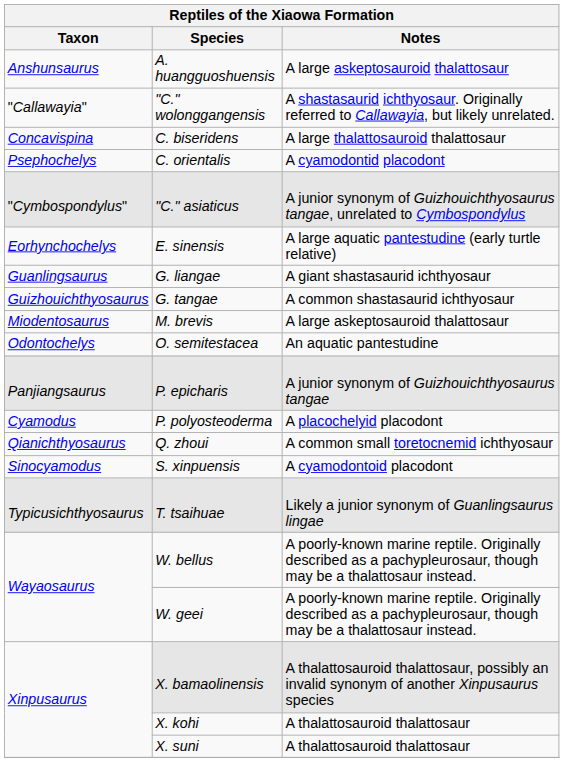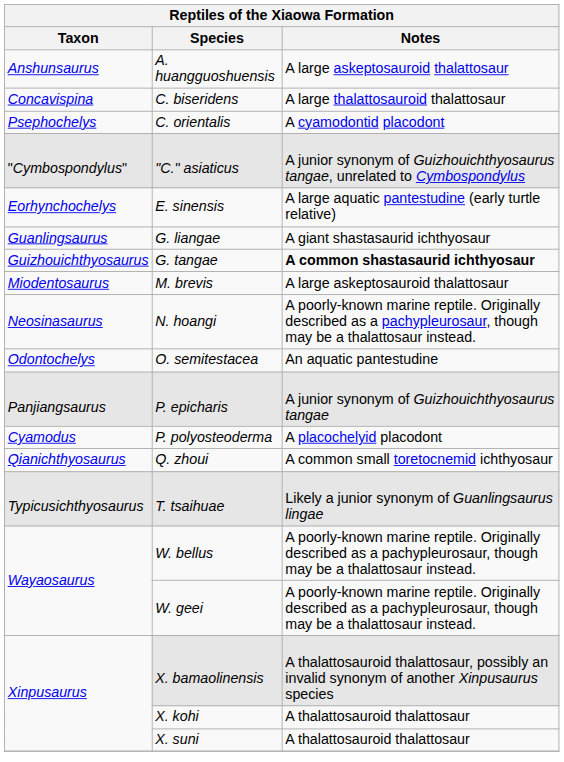- row: (210, 107)
(400, 299) normal -> (410, 260) bold
+ row: (186, 321)
- row: (198, 466)
